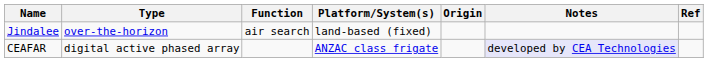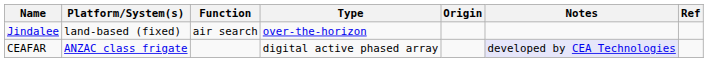columns swapped: (152, 13) <-> (376, 13)
